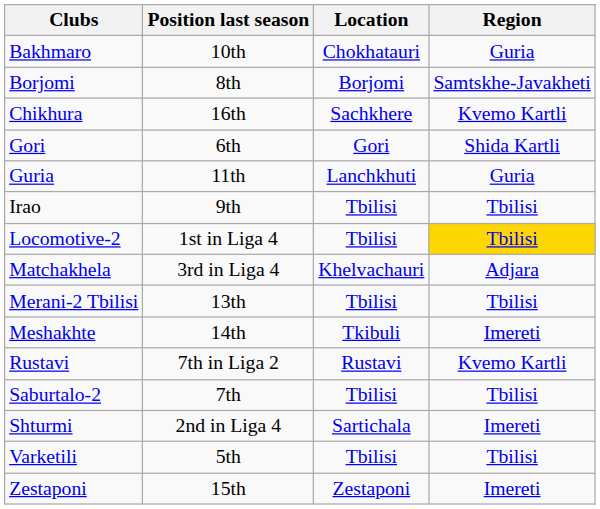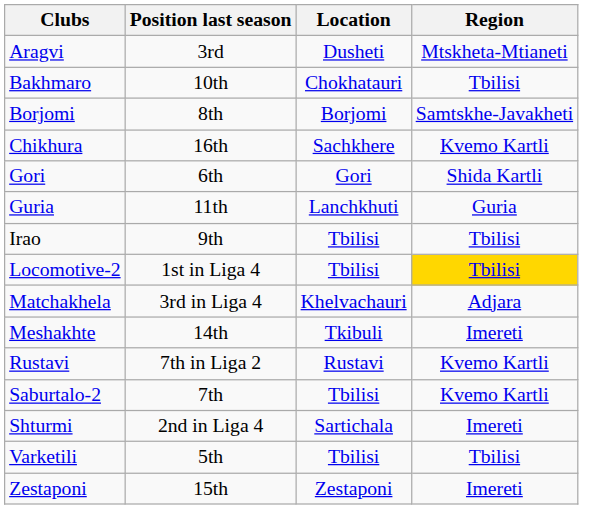+ row: (36, 51)
(512, 51) Guria -> (494, 82) Tbilisi
- row: (74, 301)
(512, 394) Tbilisi -> (494, 394) Kvemo Kartli
